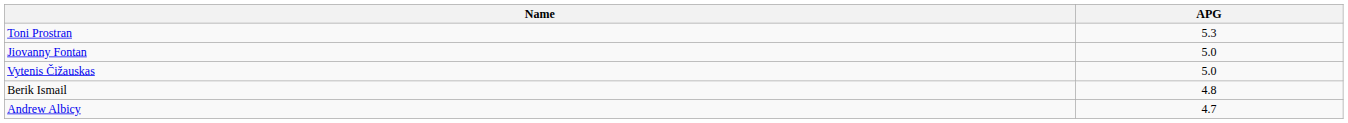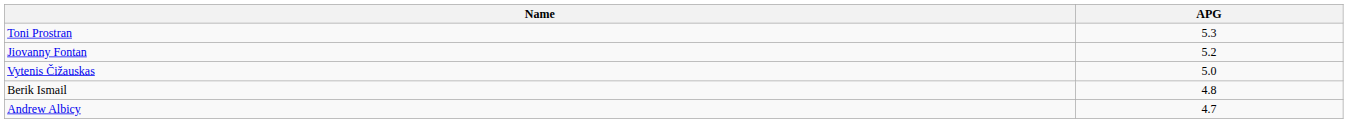(1209, 52) 5.0 -> (1209, 52) 5.2
